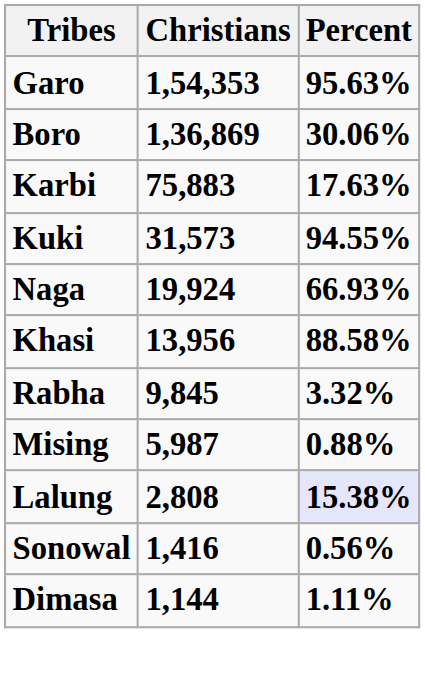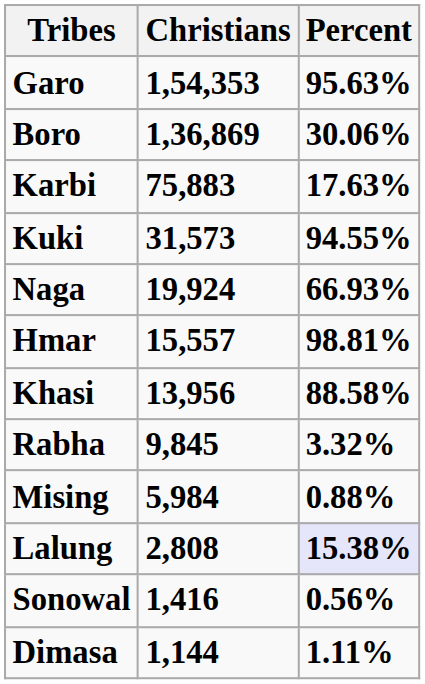+ row: (54, 340)
(182, 444) 5,987 -> (182, 496) 5,984
